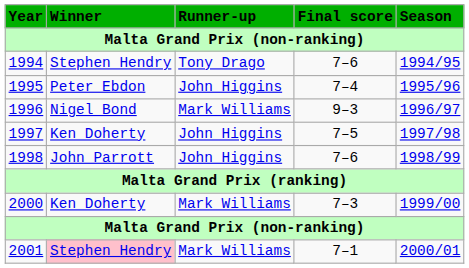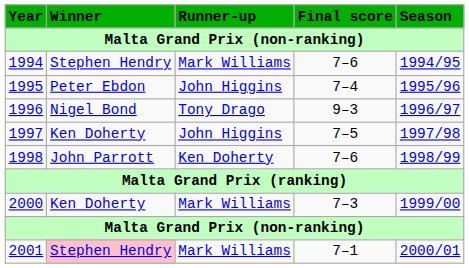(222, 63) Tony Drago -> (235, 63) Mark Williams
(235, 110) Mark Williams -> (222, 110) Tony Drago
(230, 157) John Higgins -> (226, 157) Ken Doherty
